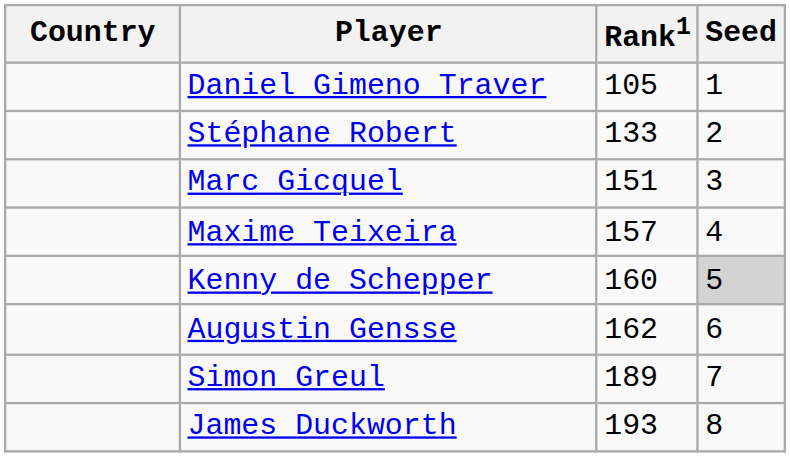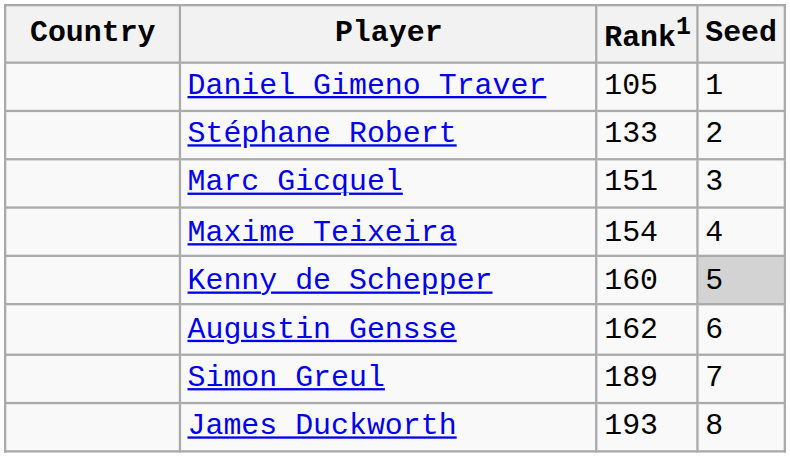(631, 232) 157 -> (631, 232) 154
